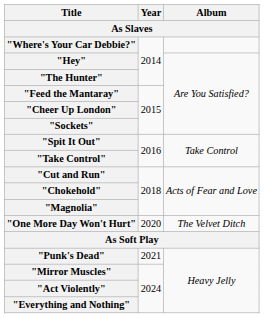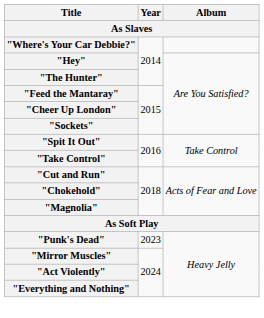- row: (71, 223)
(151, 256) 2021 -> (151, 239) 2023
